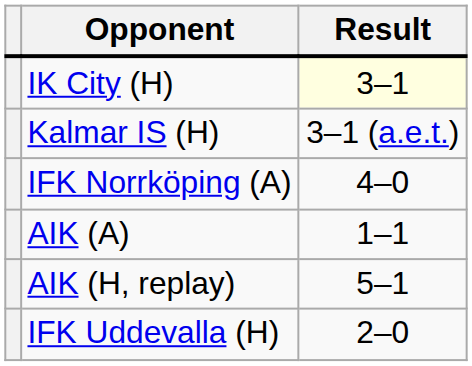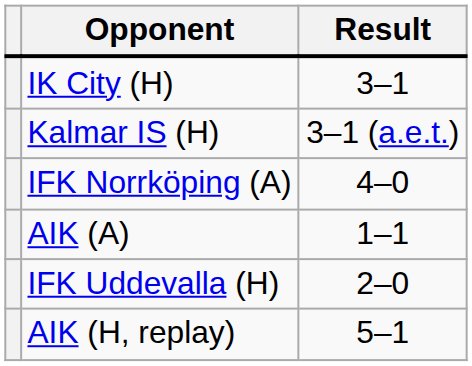(383, 82) lightyellow background -> (383, 82) no background
rows swapped: (131, 283) <-> (153, 333)
